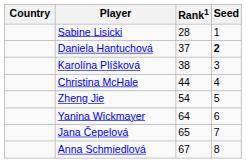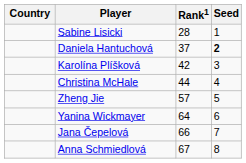(184, 65) 38 -> (184, 65) 42
(184, 99) 54 -> (184, 99) 57
(184, 132) 65 -> (184, 132) 66
